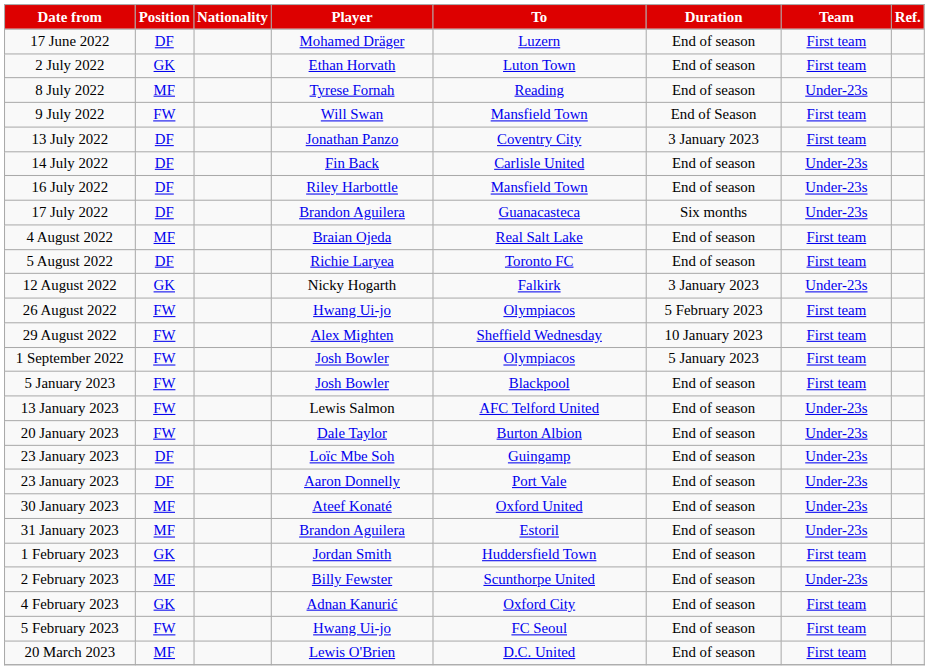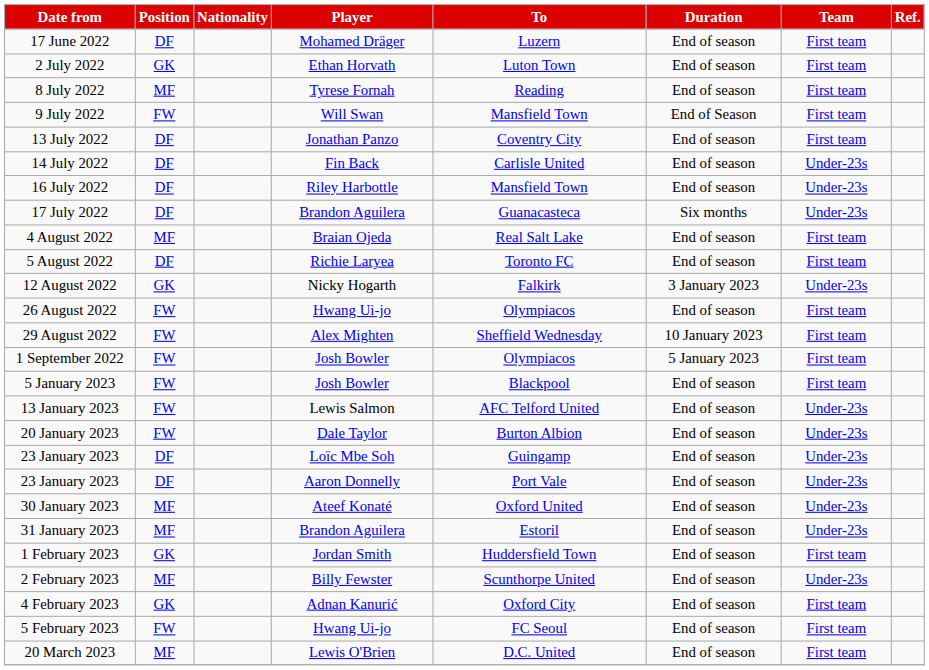(836, 90) Under-23s -> (836, 90) First team
(714, 139) 3 January 2023 -> (714, 139) End of season
(714, 310) 5 February 2023 -> (714, 310) End of season
